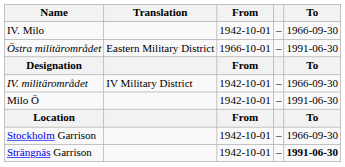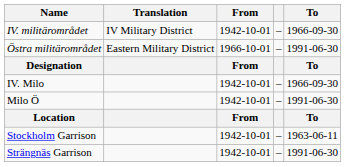rows swapped: (47, 83) <-> (25, 30)
(312, 135) 1966-09-30 -> (312, 135) 1963-06-11
(312, 153) bold -> (312, 153) normal
